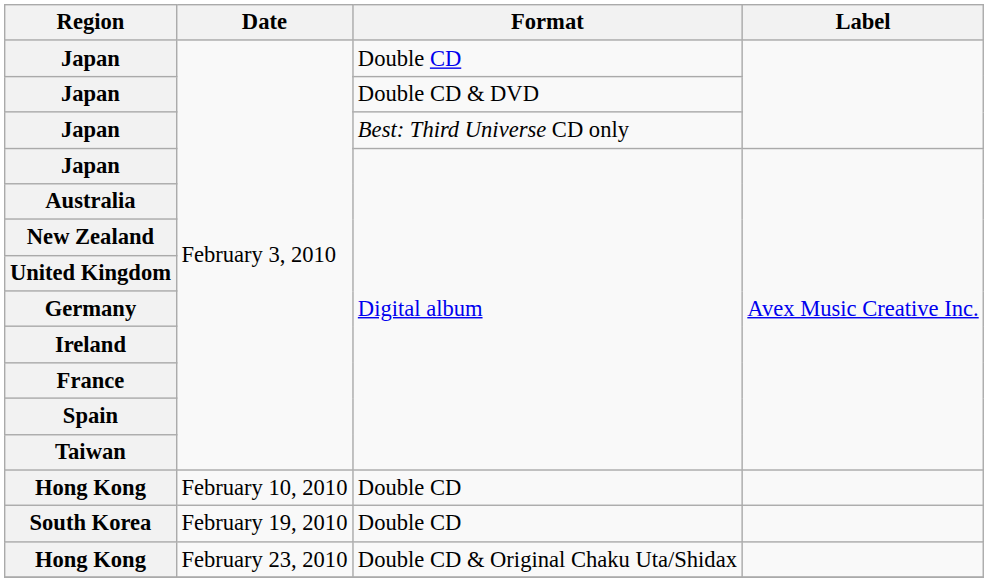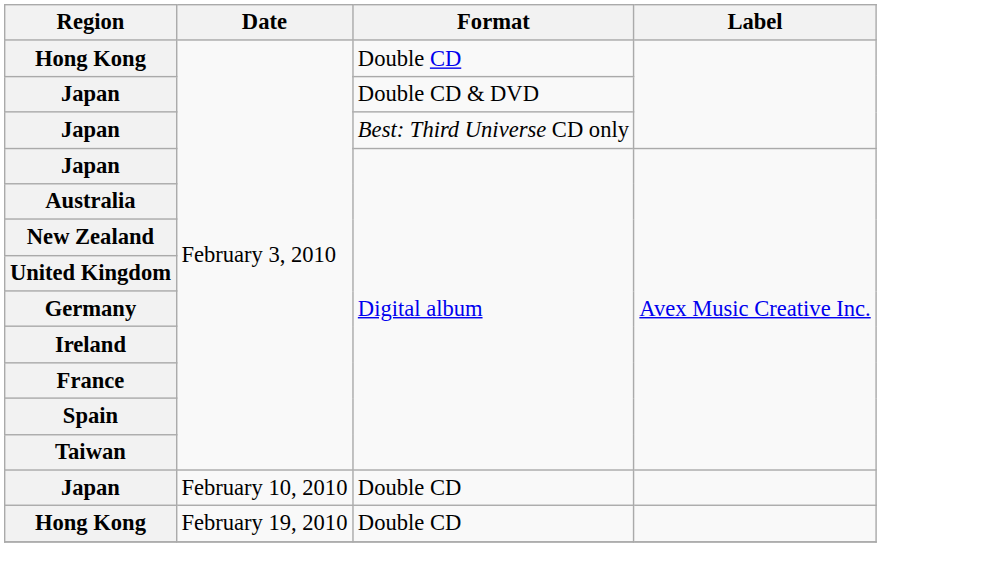(90, 58) Japan -> (90, 58) Hong Kong
(90, 487) Hong Kong -> (90, 487) Japan
(90, 523) South Korea -> (90, 523) Hong Kong
- row: (264, 559)
